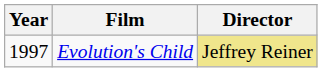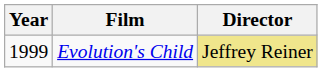(29, 50) 1997 -> (29, 50) 1999
